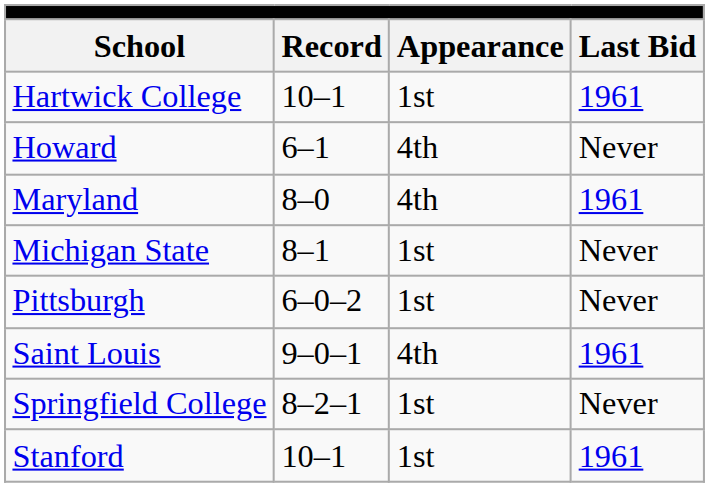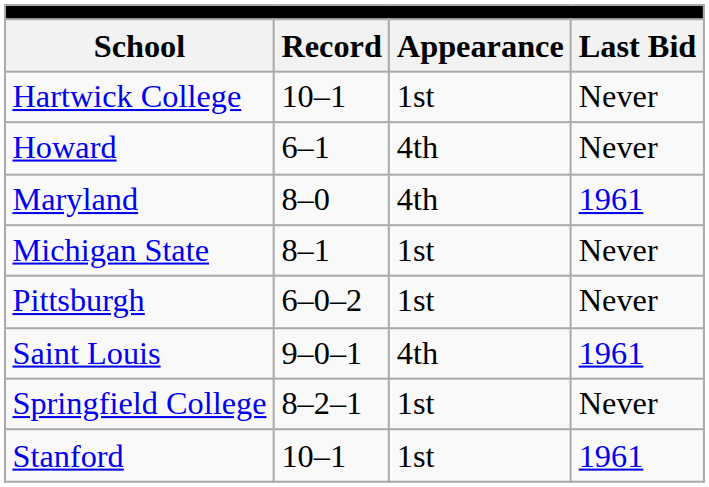(611, 96) 1961 -> (618, 96) Never
